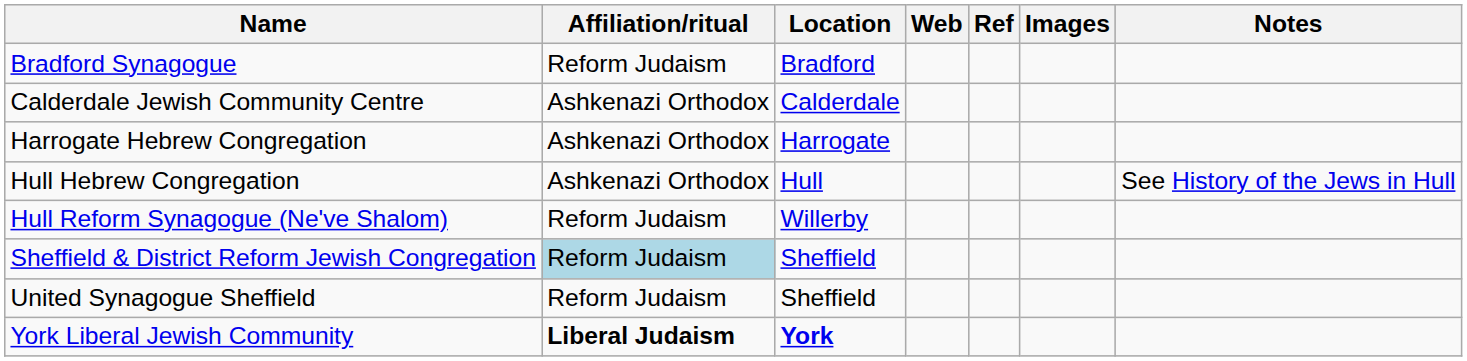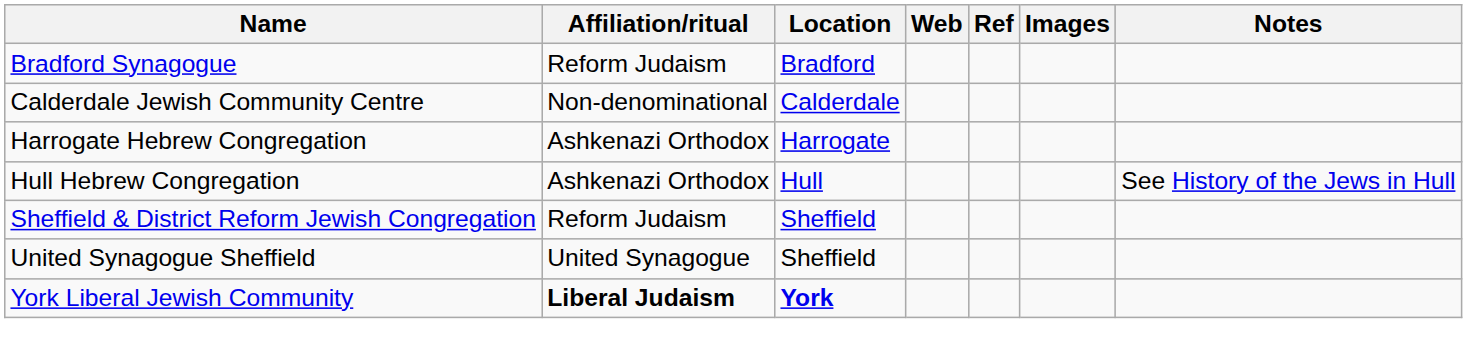(658, 102) Ashkenazi Orthodox -> (658, 102) Non-denominational
- row: (229, 219)
(637, 258) lightblue background -> (637, 219) no background
(637, 297) Reform Judaism -> (649, 258) United Synagogue
